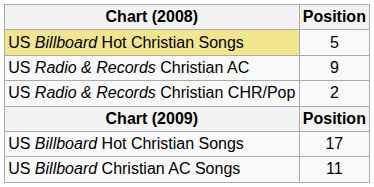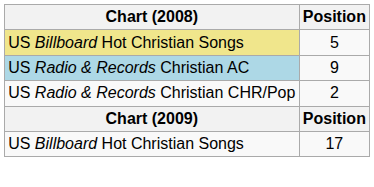(129, 67) no background -> (129, 67) lightblue background
- row: (334, 169)
